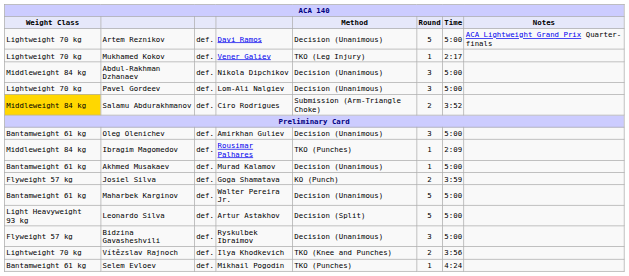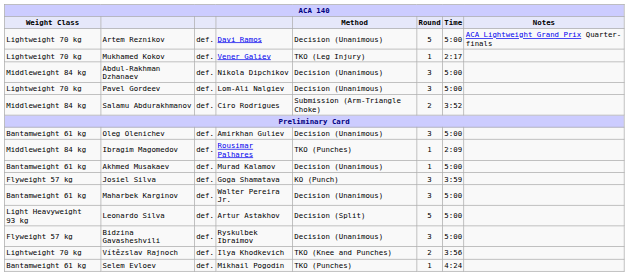(46, 105) gold background -> (46, 105) no background
(430, 179) 2 -> (430, 179) 3
(430, 195) 5 -> (430, 195) 3
